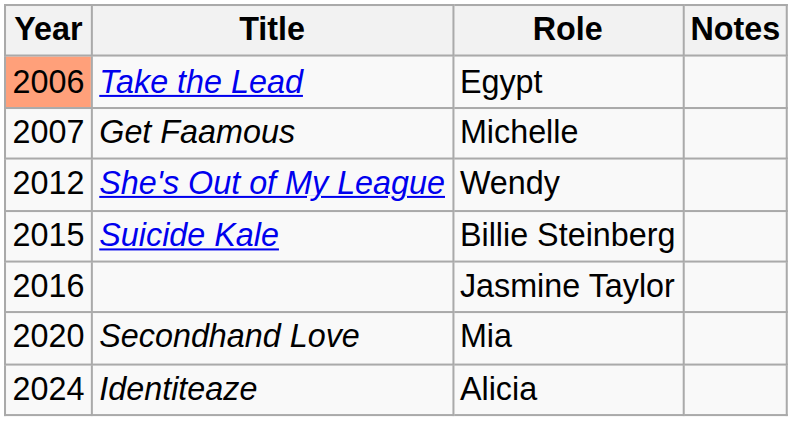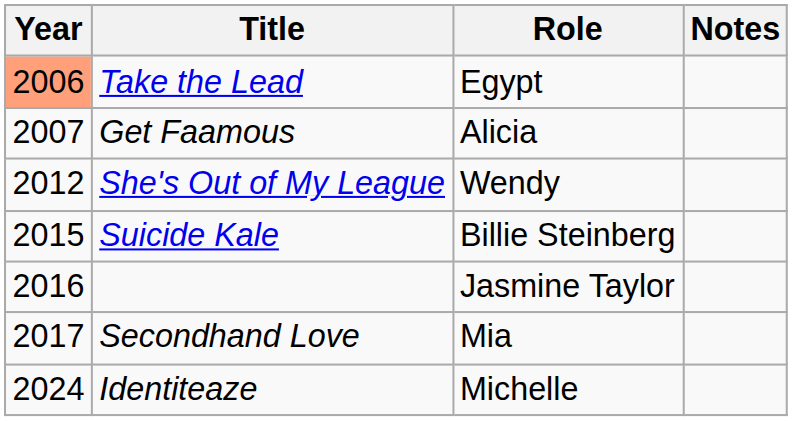(519, 132) Michelle -> (499, 132) Alicia
(48, 337) 2020 -> (48, 337) 2017
(499, 388) Alicia -> (519, 388) Michelle
